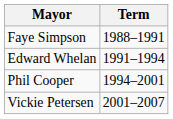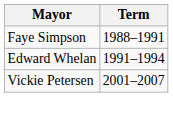- row: (41, 80)
